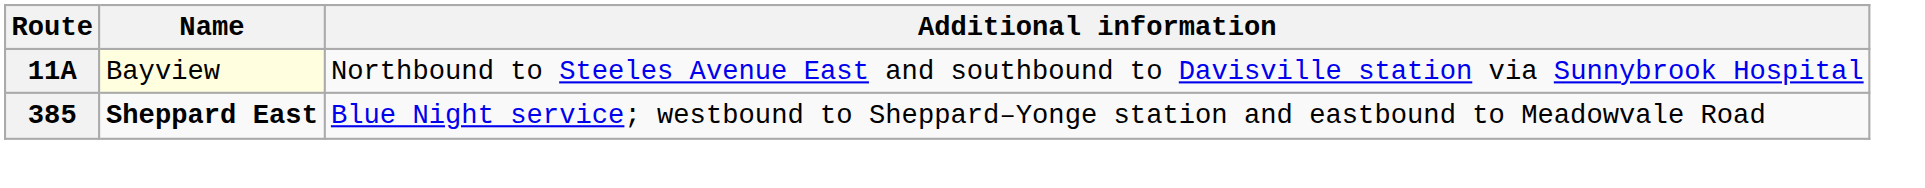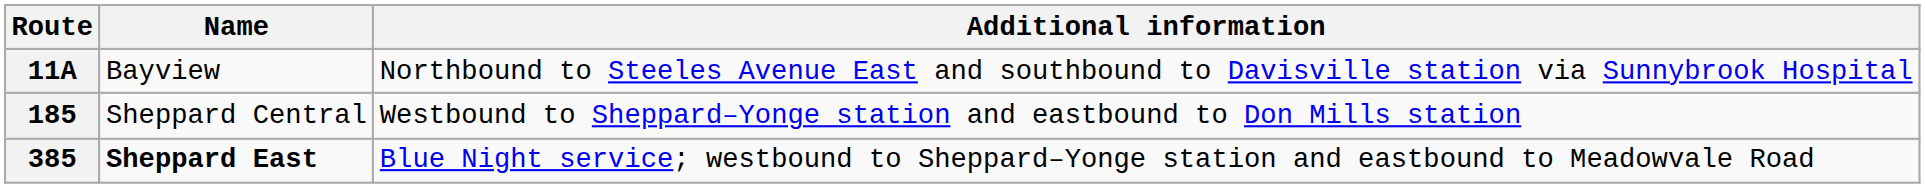(163, 71) lightyellow background -> (163, 71) no background
+ row: (52, 116)
